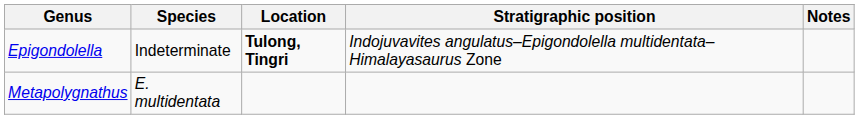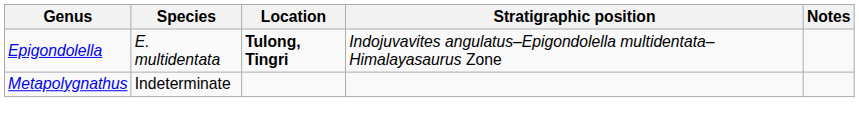(183, 50) Indeterminate -> (177, 50) E. multidentata
(177, 93) E. multidentata -> (183, 84) Indeterminate
